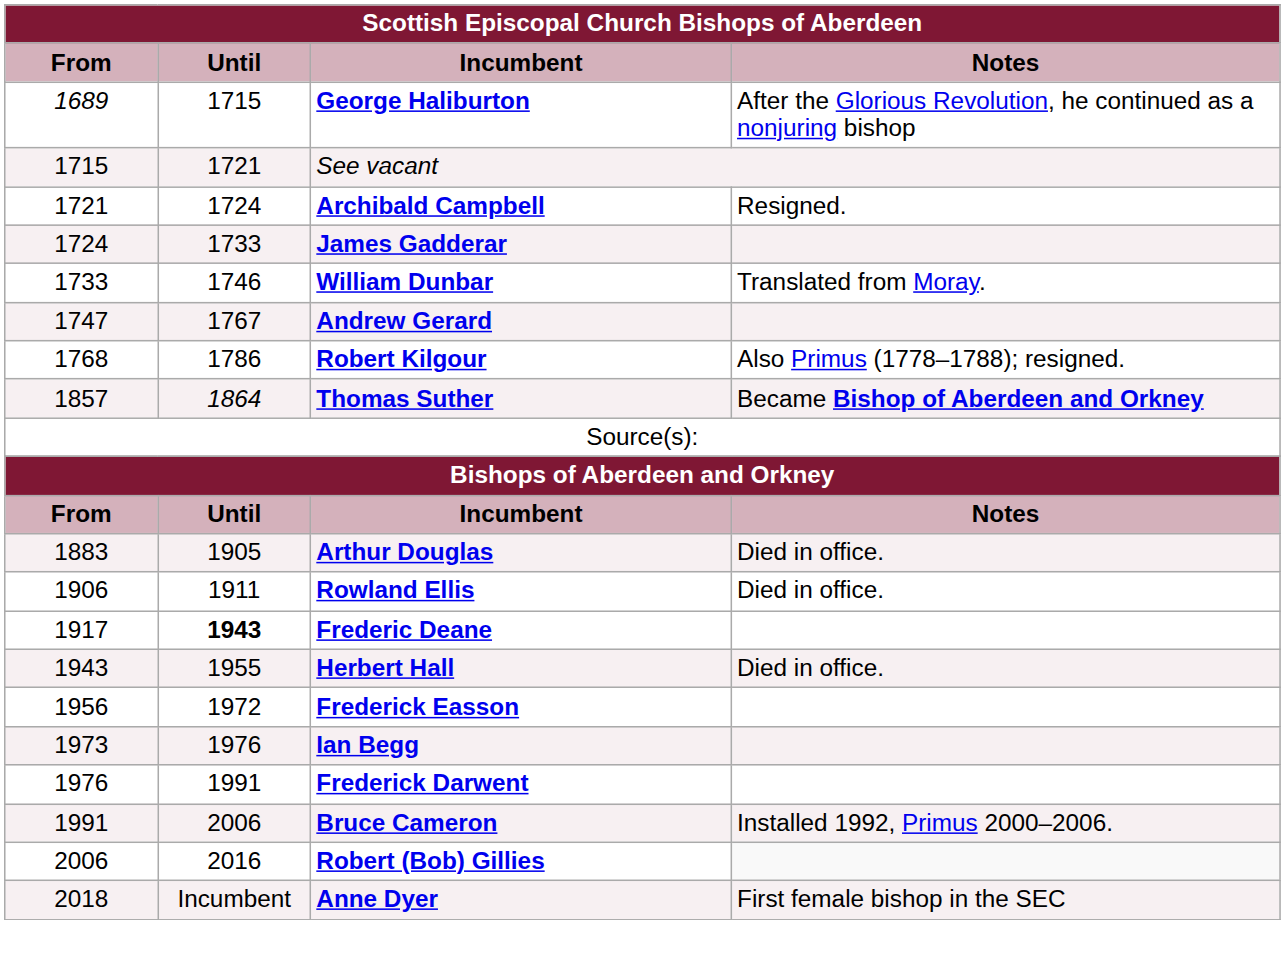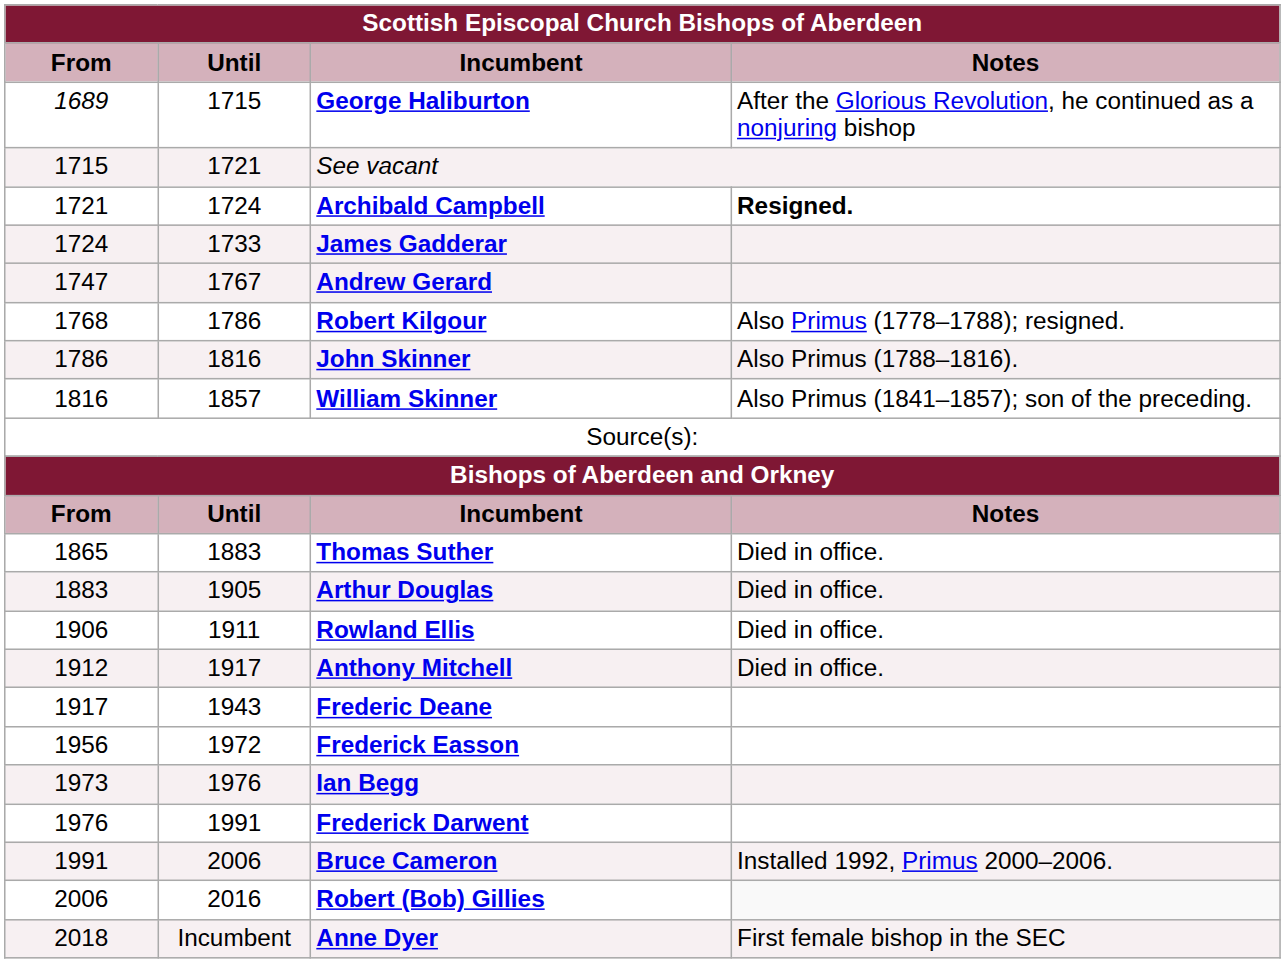(792, 205) normal -> (795, 205) bold
- row: (81, 282)
+ row: (81, 359)
+ row: (81, 398)
- row: (81, 398)
+ row: (81, 552)
+ row: (81, 668)
(234, 629) bold -> (234, 706) normal
- row: (81, 668)
